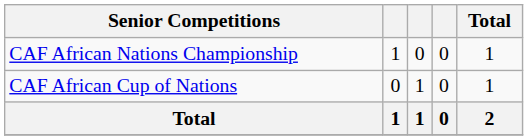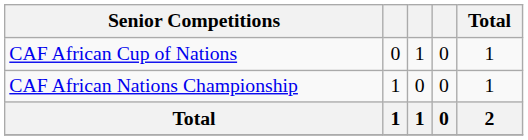rows swapped: (123, 86) <-> (154, 53)
